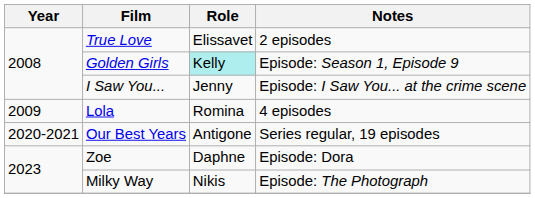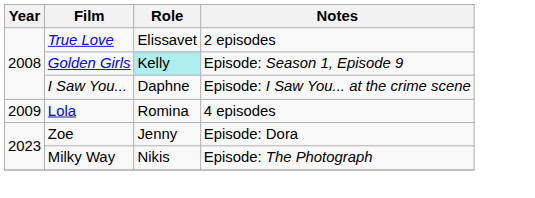(213, 87) Jenny -> (163, 87) Daphne
- row: (136, 134)
(219, 157) Daphne -> (157, 134) Jenny
